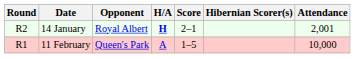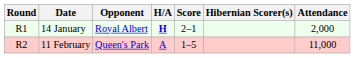(21, 28) R2 -> (21, 28) R1
(323, 28) 2,001 -> (323, 28) 2,000
(21, 45) R1 -> (21, 45) R2
(323, 45) 10,000 -> (323, 45) 11,000
